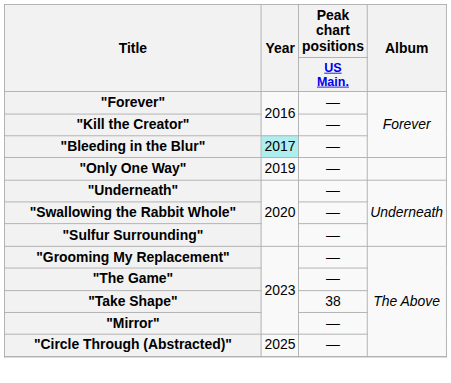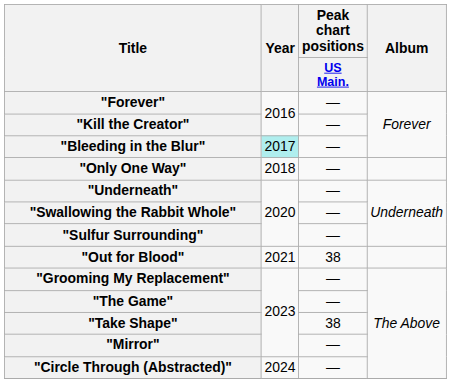(280, 168) 2019 -> (280, 168) 2018
+ row: (133, 257)
(280, 345) 2025 -> (280, 367) 2024
